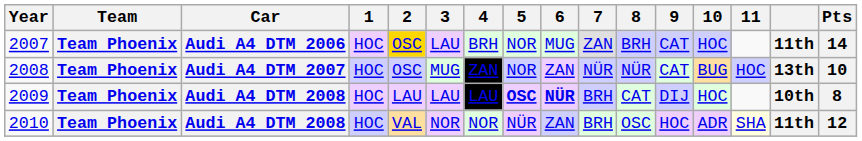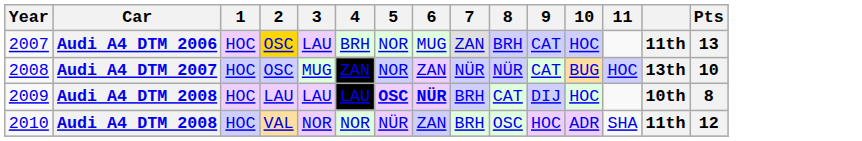- column: (117, 18)
(837, 44) 14 -> (709, 44) 13
(751, 123) lightyellow background -> (622, 123) no background
